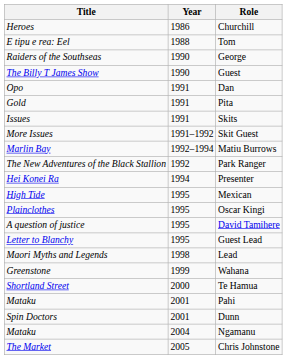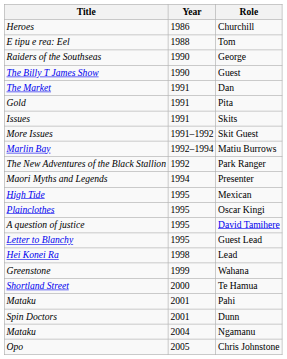(15, 88) Opo -> (29, 88) The Market
(33, 179) Hei Konei Ra -> (57, 179) Maori Myths and Legends
(57, 255) Maori Myths and Legends -> (33, 255) Hei Konei Ra
(29, 347) The Market -> (15, 347) Opo
